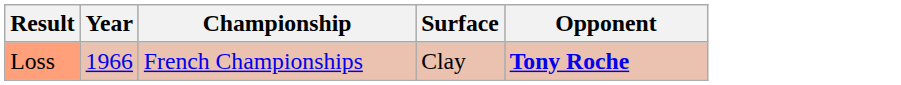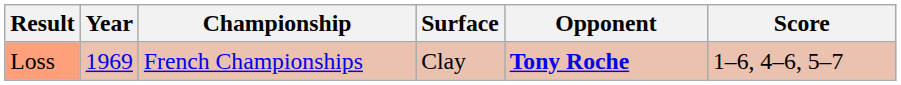+ column: (802, 23)
(109, 60) 1966 -> (109, 60) 1969
